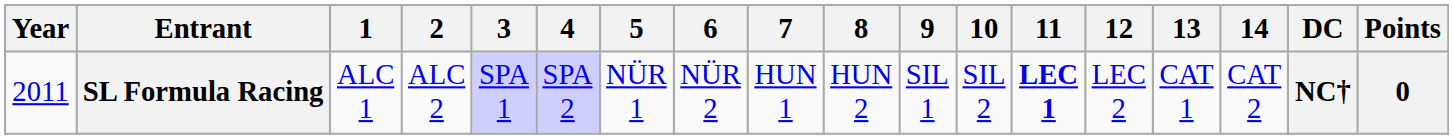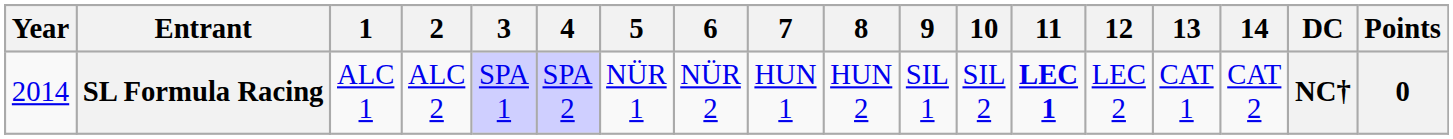(41, 91) 2011 -> (41, 91) 2014
